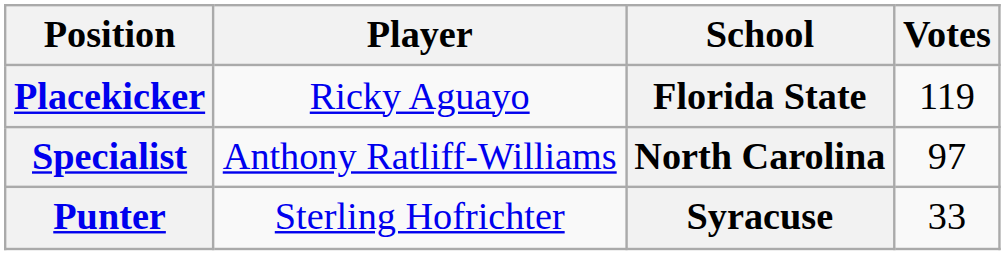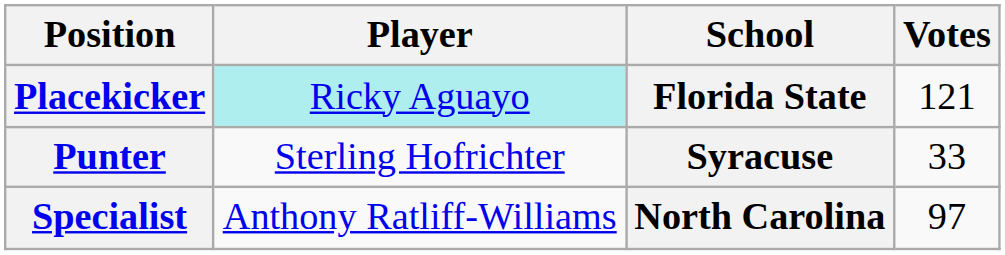(420, 95) no background -> (420, 95) paleturquoise background
(947, 95) 119 -> (947, 95) 121
rows swapped: (110, 216) <-> (110, 156)
